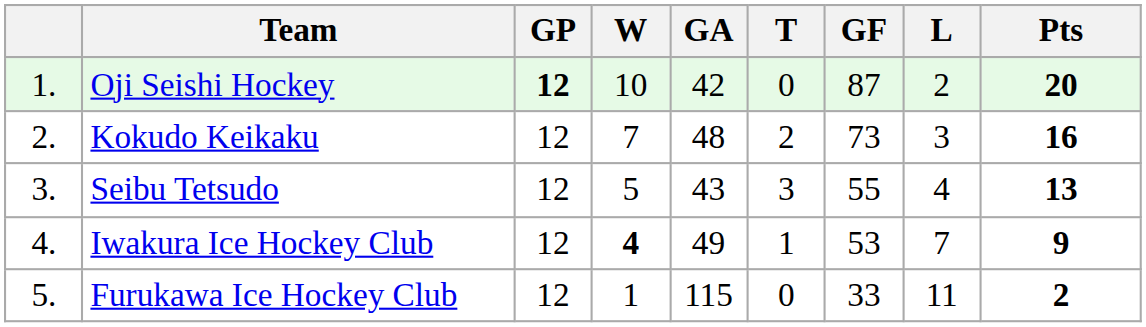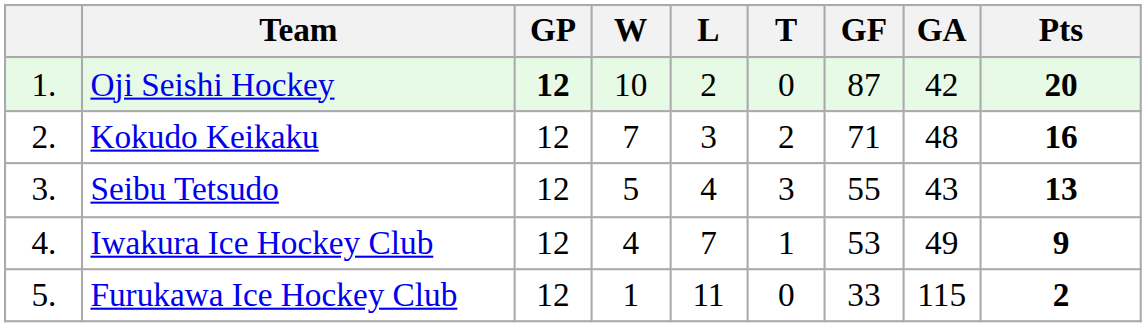columns swapped: (942, 30) <-> (708, 30)
(864, 136) 73 -> (864, 136) 71
(631, 242) bold -> (631, 242) normal
